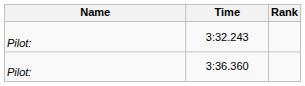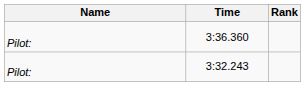rows swapped: (227, 36) <-> (227, 66)
